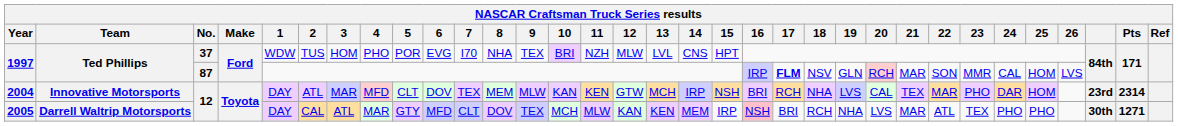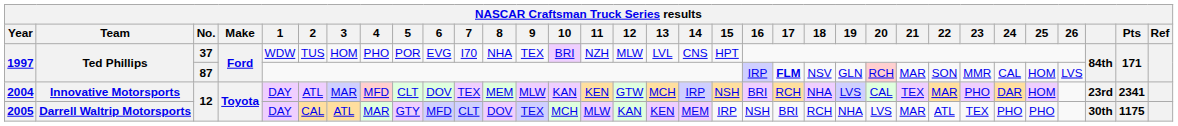(1132, 92) 2314 -> (1132, 92) 2341
(758, 111) pink background -> (758, 111) no background
(1132, 111) 1271 -> (1132, 111) 1175
